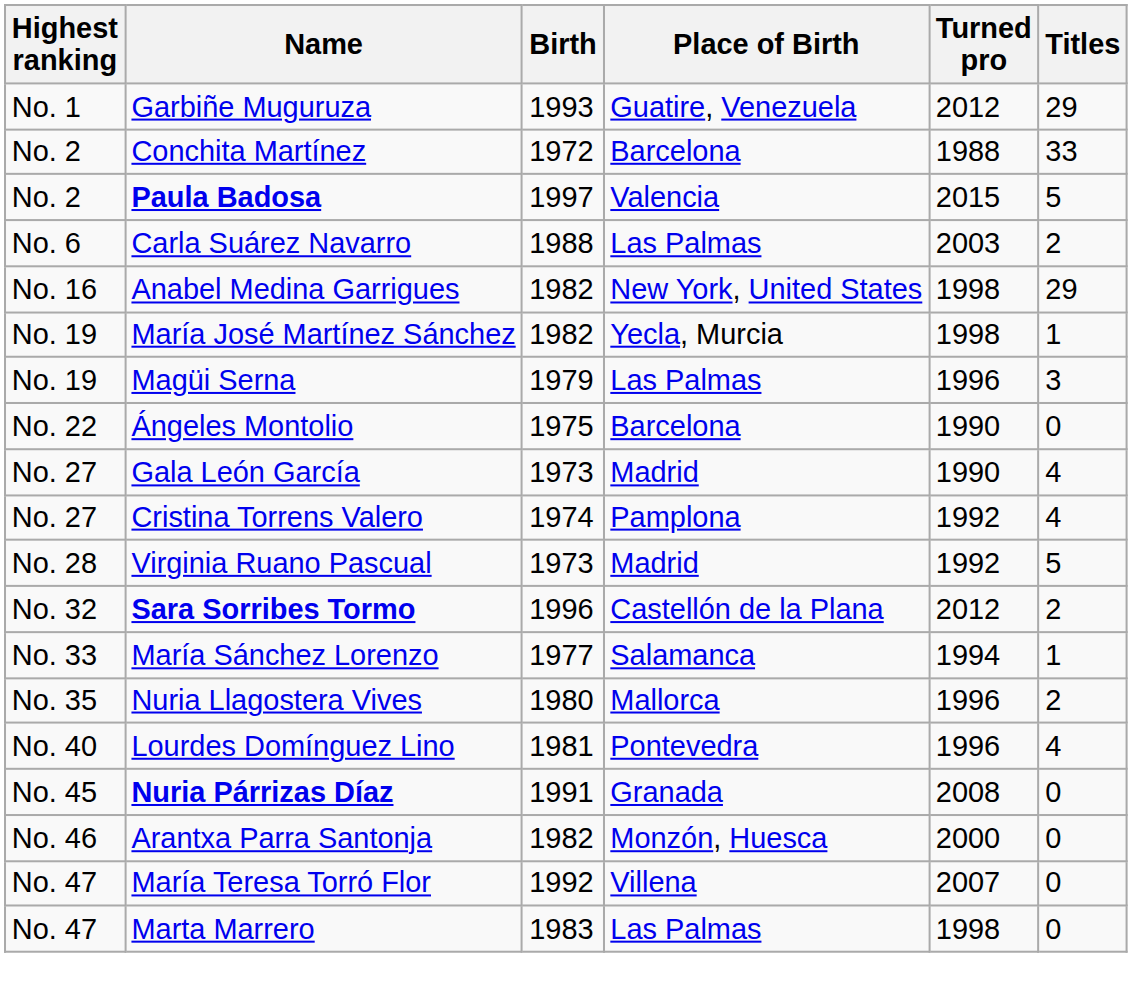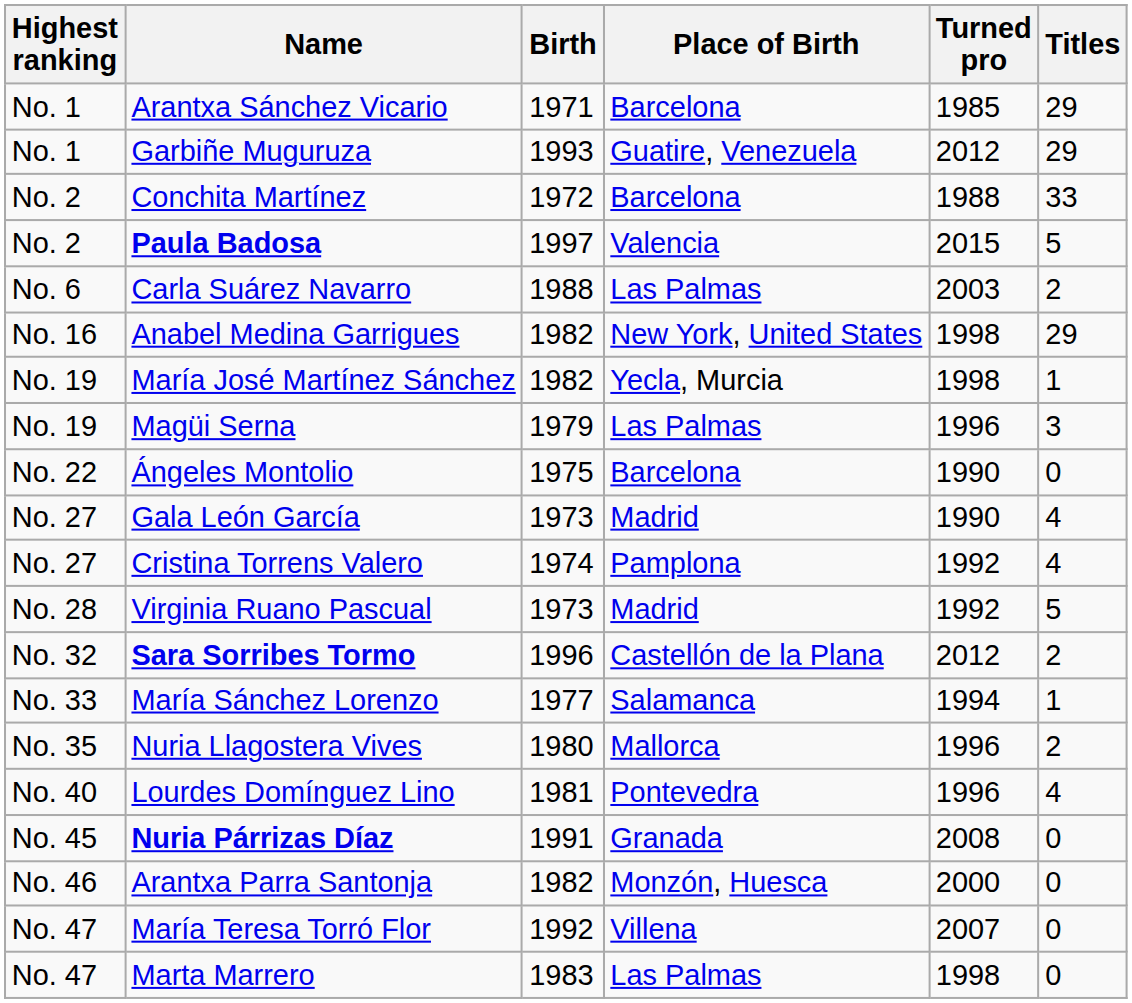+ row: (290, 106)
